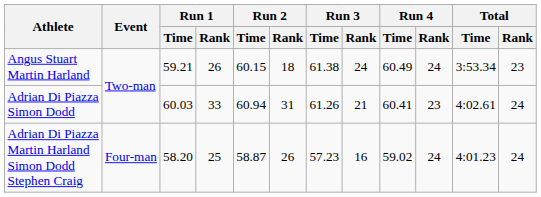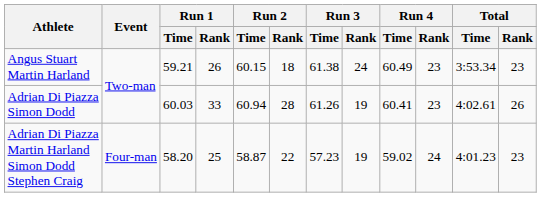(434, 67) 24 -> (434, 67) 23
(288, 104) 31 -> (288, 104) 28
(361, 104) 21 -> (361, 104) 19
(517, 104) 24 -> (517, 104) 26
(288, 157) 26 -> (288, 157) 22
(361, 157) 16 -> (361, 157) 19
(517, 157) 24 -> (517, 157) 23
